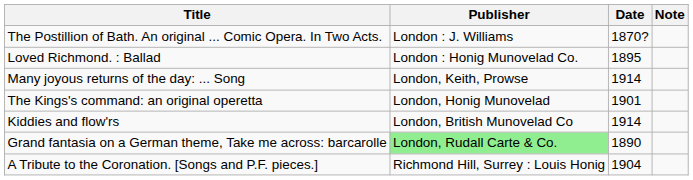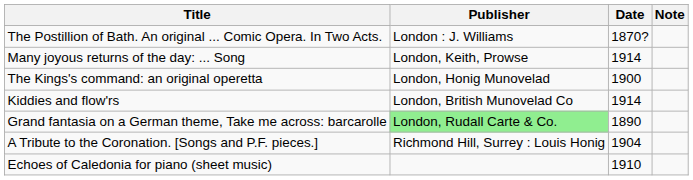- row: (84, 57)
(626, 100) 1901 -> (626, 79) 1900
+ row: (140, 164)
